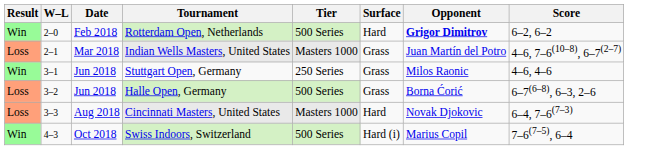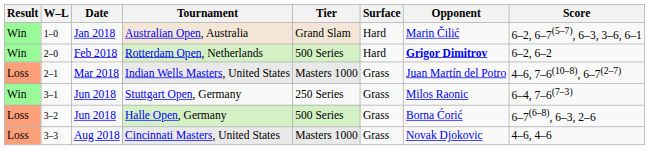+ row: (187, 33)
(532, 71) 4–6, 4–6 -> (542, 94) 6–4, 7–6(7–3)
(374, 112) Hard -> (376, 135) Grass
(542, 112) 6–4, 7–6(7–3) -> (532, 135) 4–6, 4–6
- row: (188, 134)
